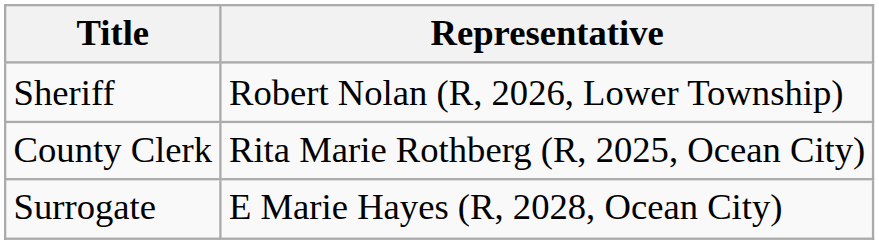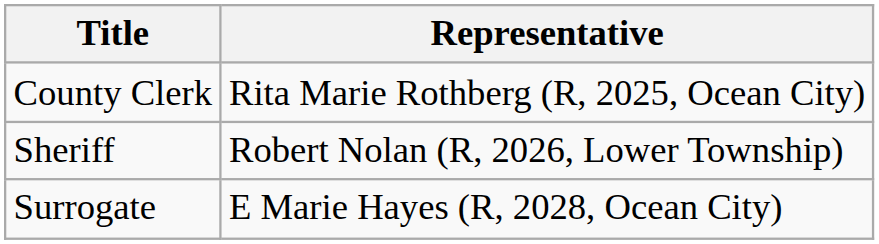rows swapped: (113, 149) <-> (64, 91)
